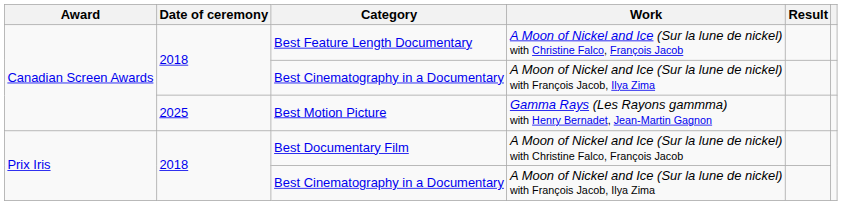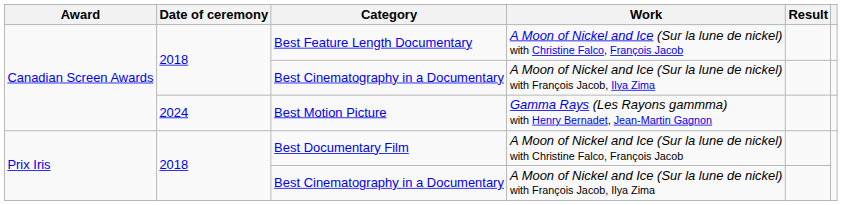(174, 112) 2025 -> (174, 112) 2024
